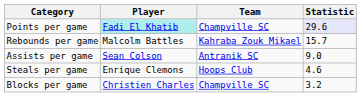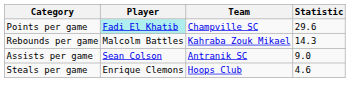(316, 26) lavender background -> (306, 26) no background
(316, 41) 15.7 -> (306, 41) 14.3
- row: (47, 85)
